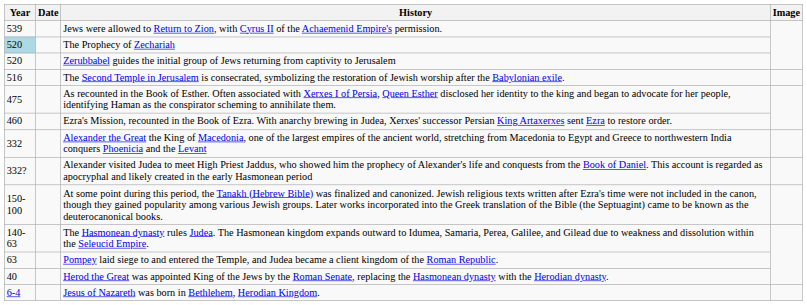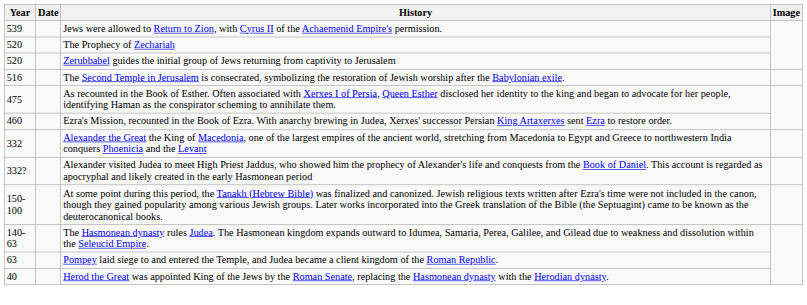(14, 45) lightblue background -> (14, 45) no background
- row: (191, 292)
